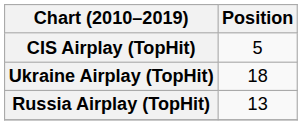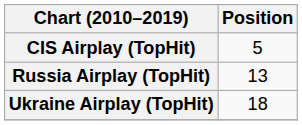rows swapped: (111, 104) <-> (111, 76)
